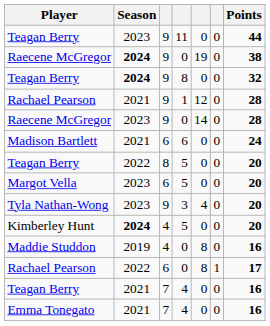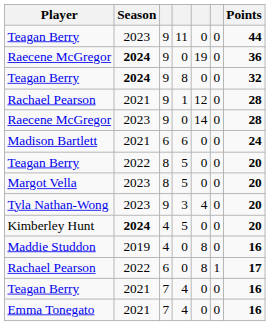(255, 57) 38 -> (255, 57) 36
(166, 183) 6 -> (166, 183) 8
